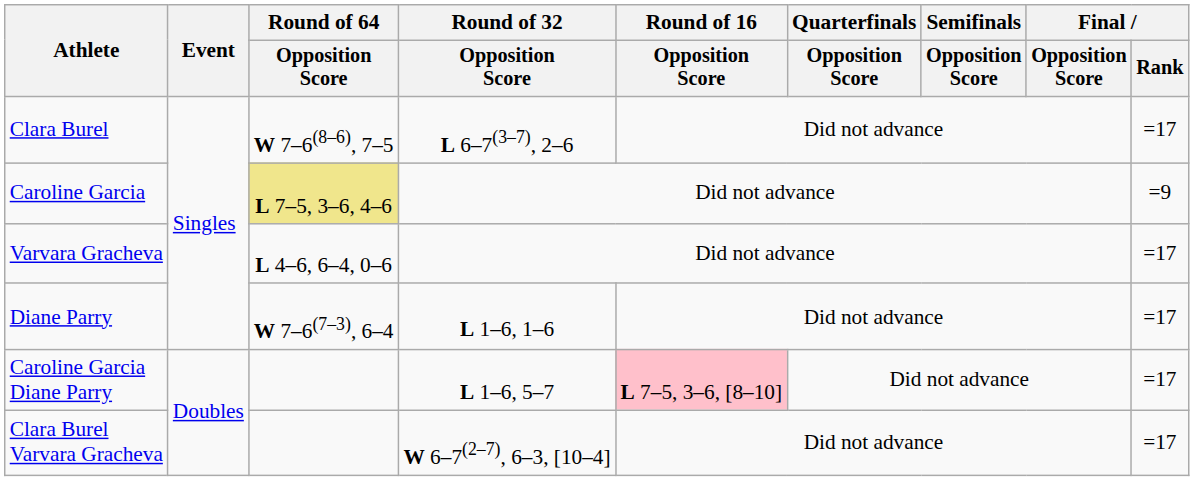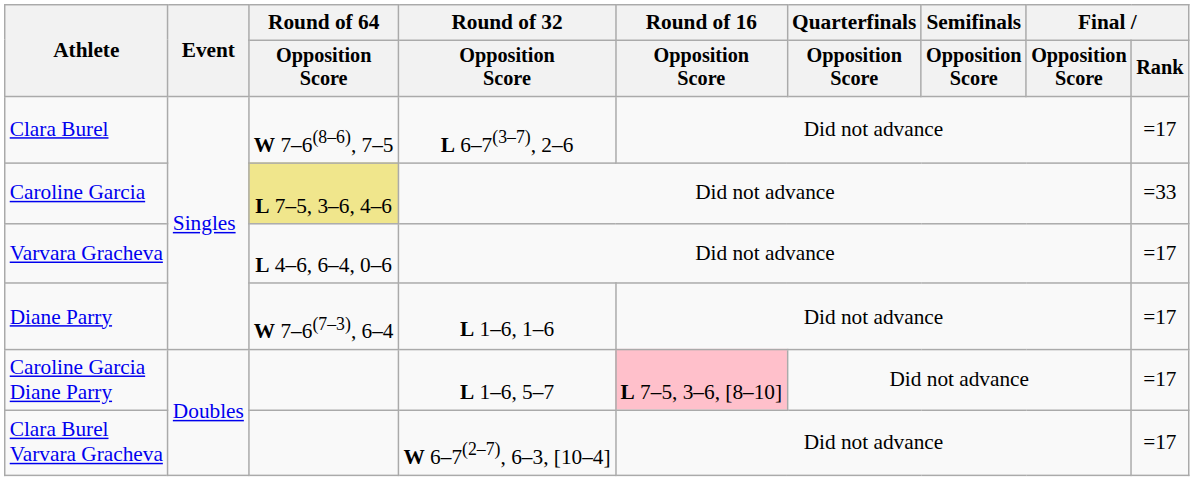(1160, 193) =9 -> (1160, 193) =33
